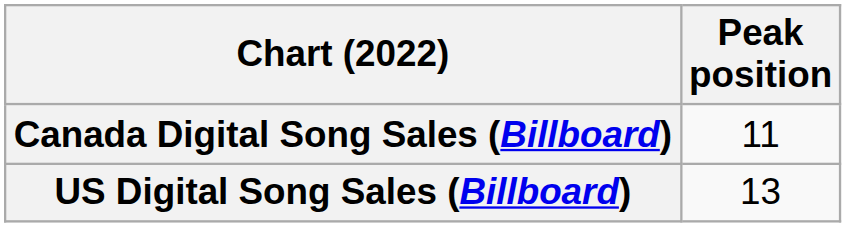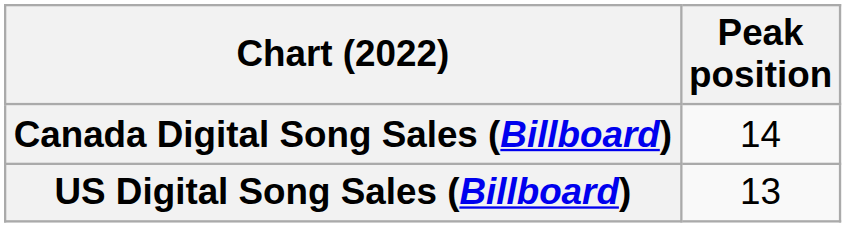(761, 133) 11 -> (761, 133) 14
